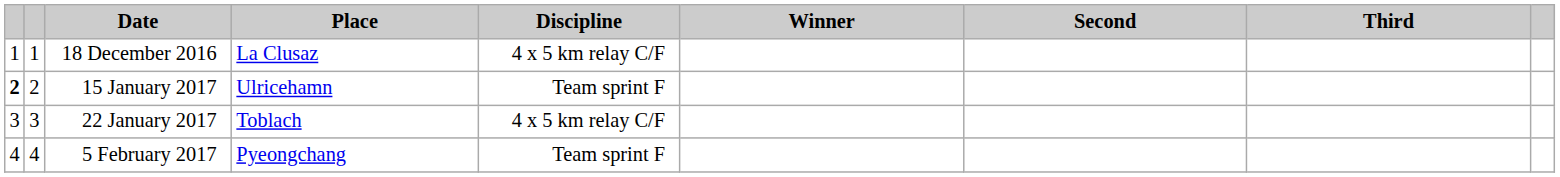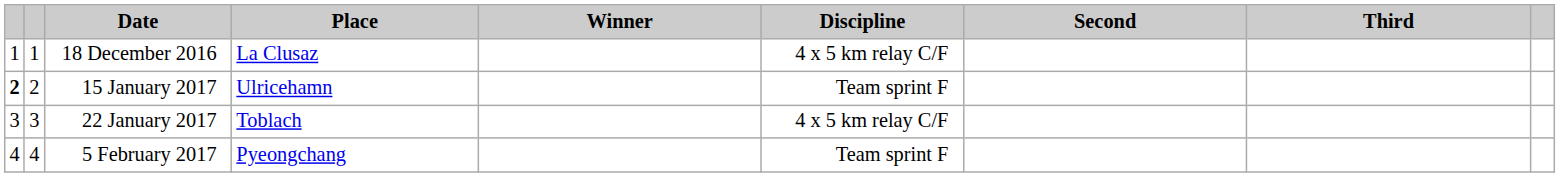columns swapped: (579, 20) <-> (822, 20)
